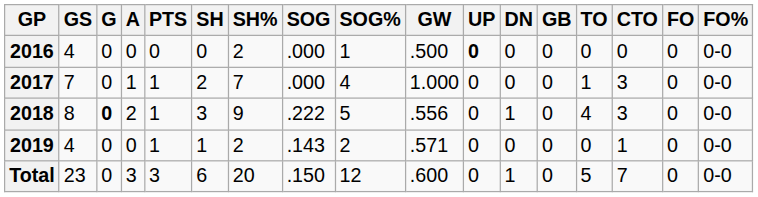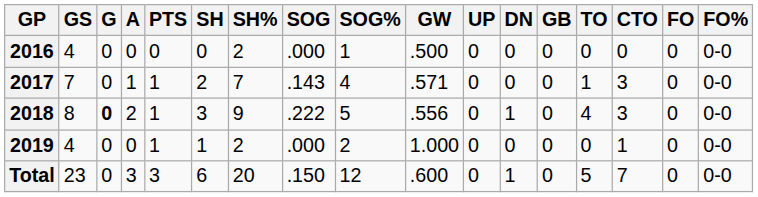(474, 51) bold -> (474, 51) normal
(306, 82) .000 -> (306, 82) .143
(434, 82) 1.000 -> (429, 82) .571
(306, 144) .143 -> (306, 144) .000
(429, 144) .571 -> (434, 144) 1.000
